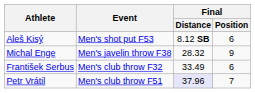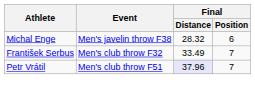- row: (25, 39)
(232, 53) 9 -> (232, 39) 6
(232, 67) 6 -> (232, 53) 7
